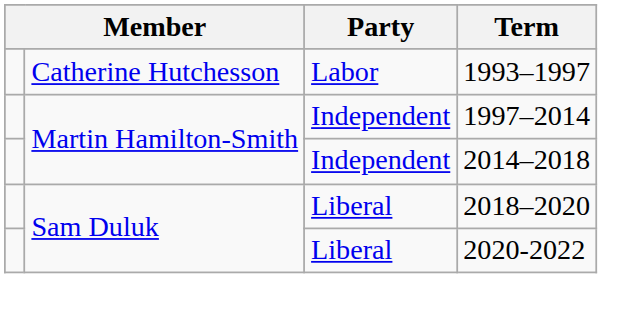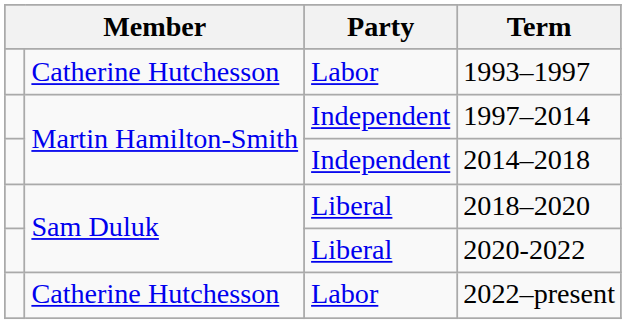+ row: (539, 294)
